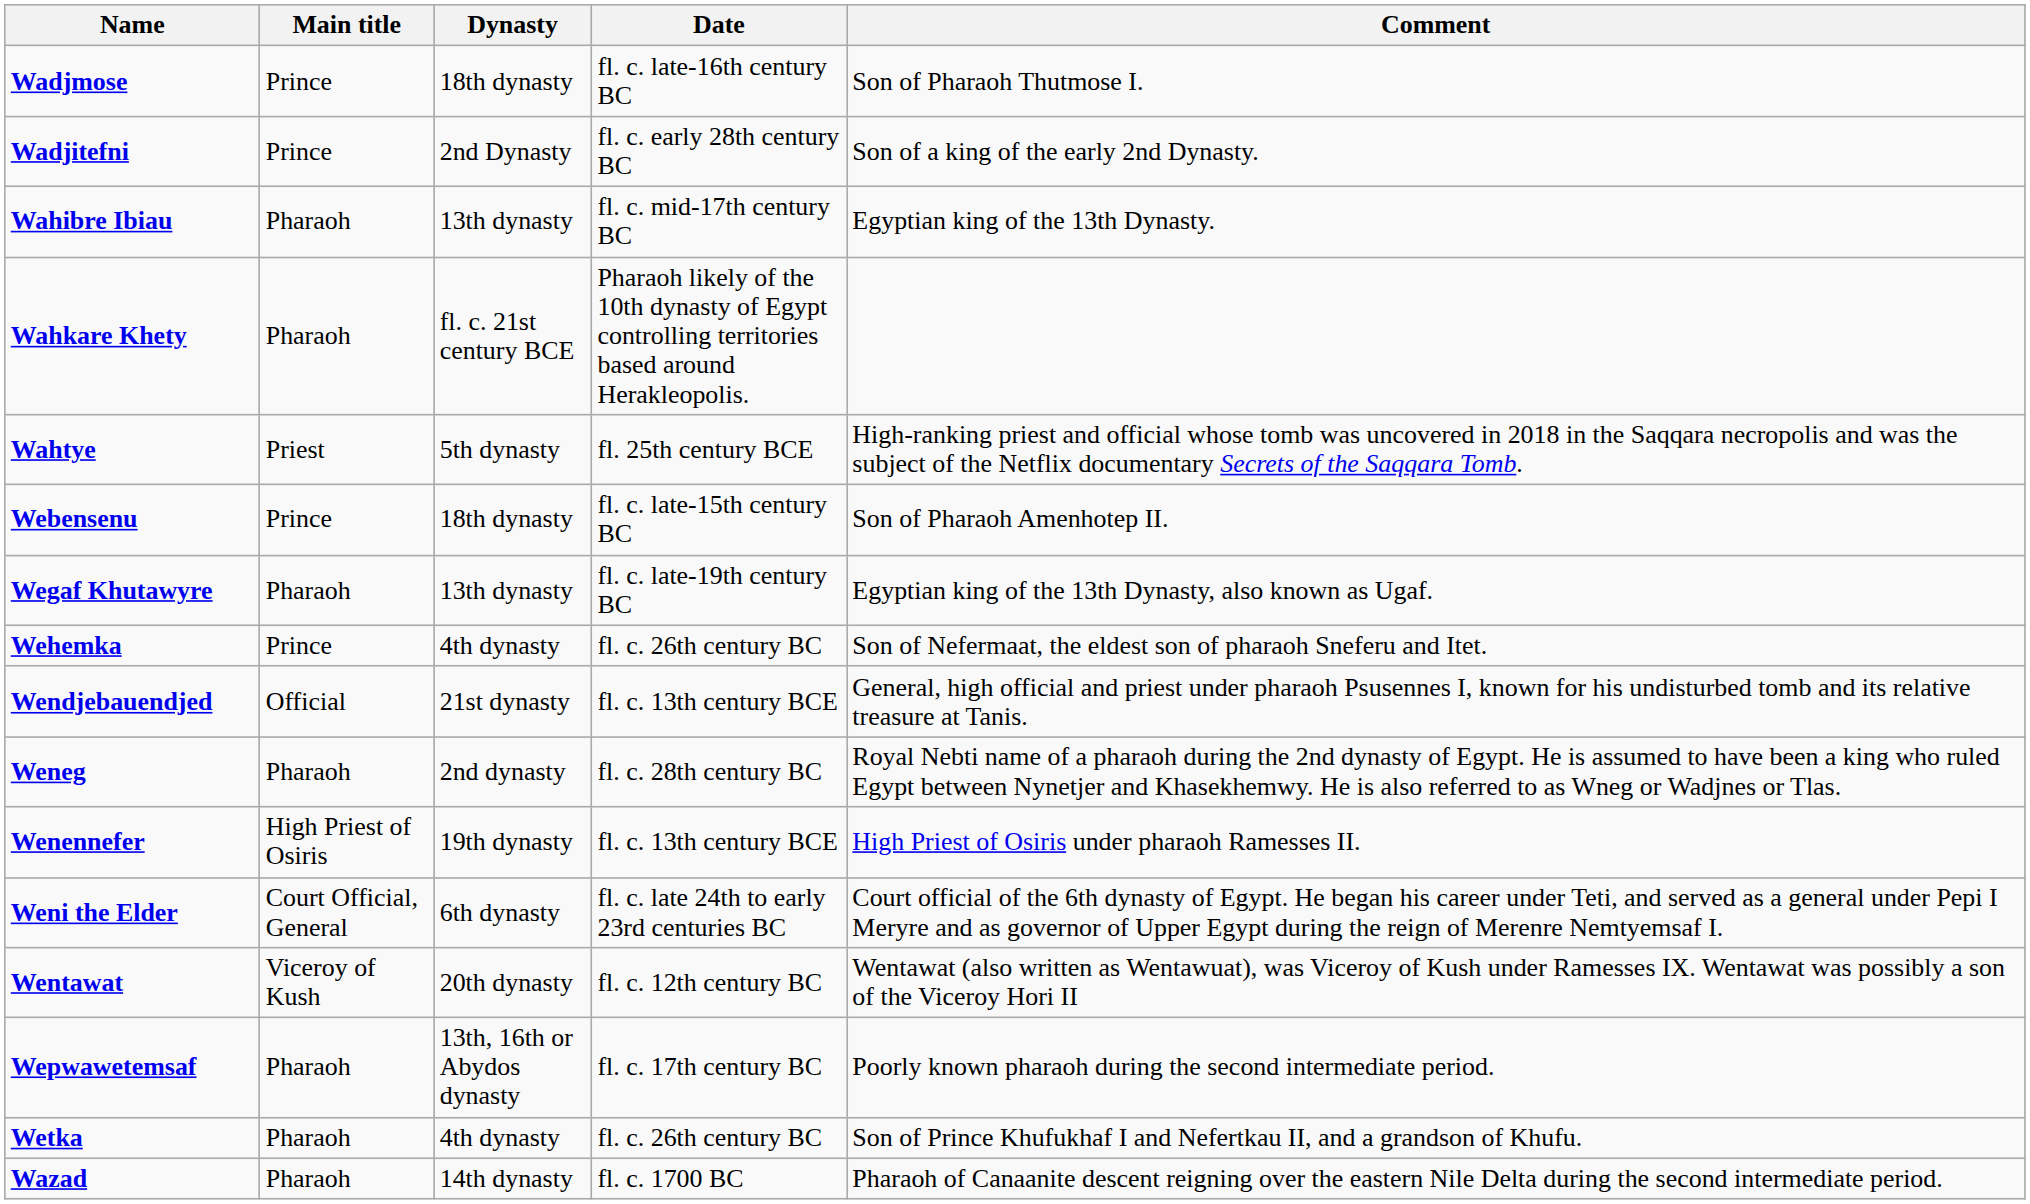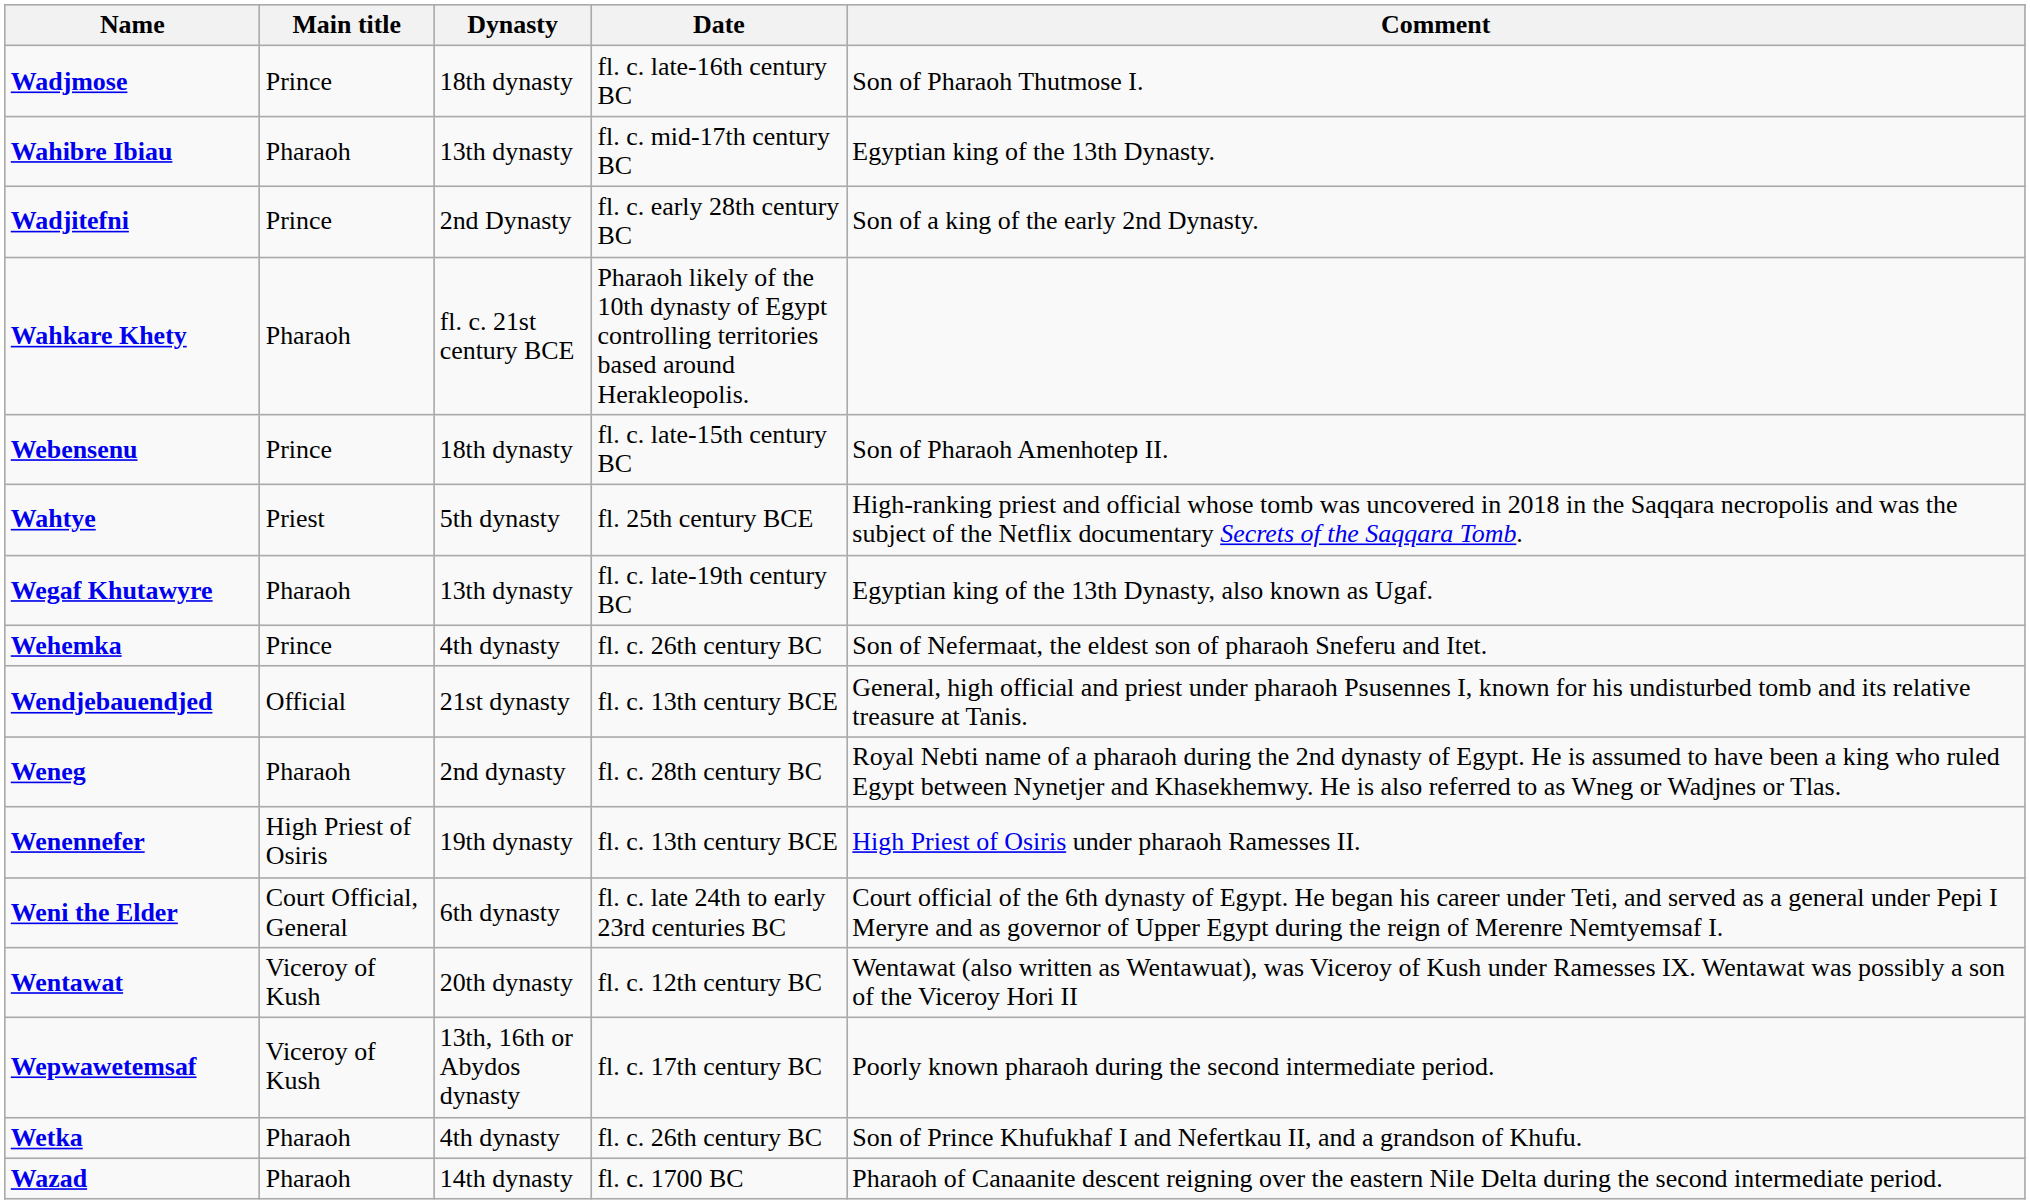rows swapped: (70, 151) <-> (92, 221)
rows swapped: (53, 449) <-> (74, 519)
(308, 1067) Pharaoh -> (321, 1067) Viceroy of Kush
